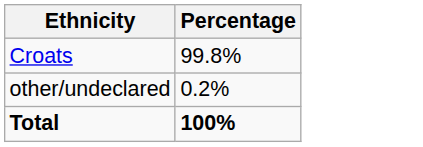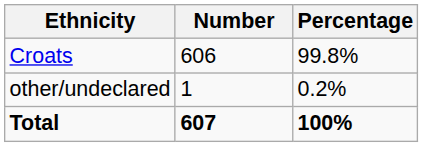+ column: (234, 21)
